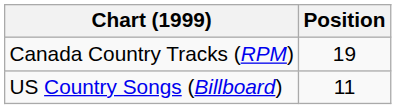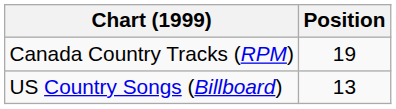(344, 86) 11 -> (344, 86) 13
